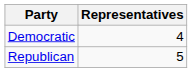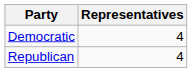(180, 57) 5 -> (180, 57) 4
